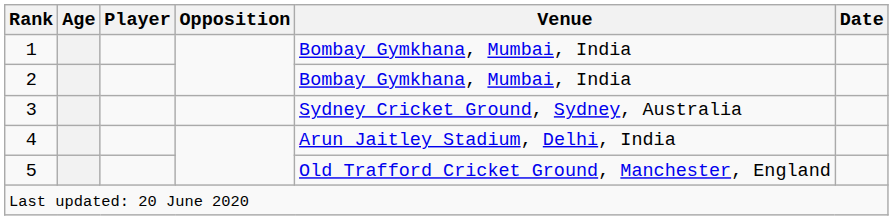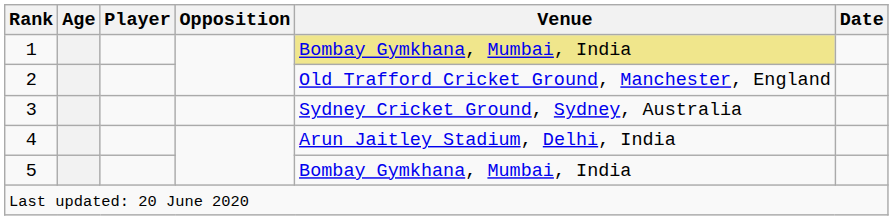(465, 50) no background -> (465, 50) khaki background
(465, 80) Bombay Gymkhana, Mumbai, India -> (565, 80) Old Trafford Cricket Ground, Manchester, England
(565, 170) Old Trafford Cricket Ground, Manchester, England -> (465, 170) Bombay Gymkhana, Mumbai, India
